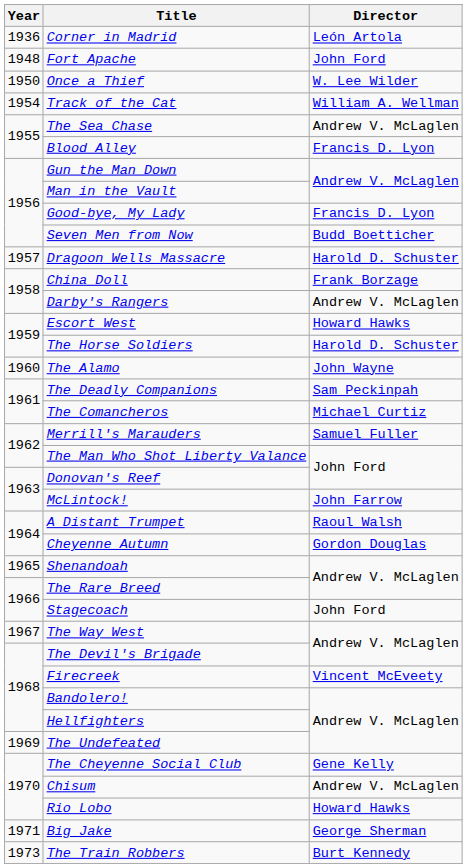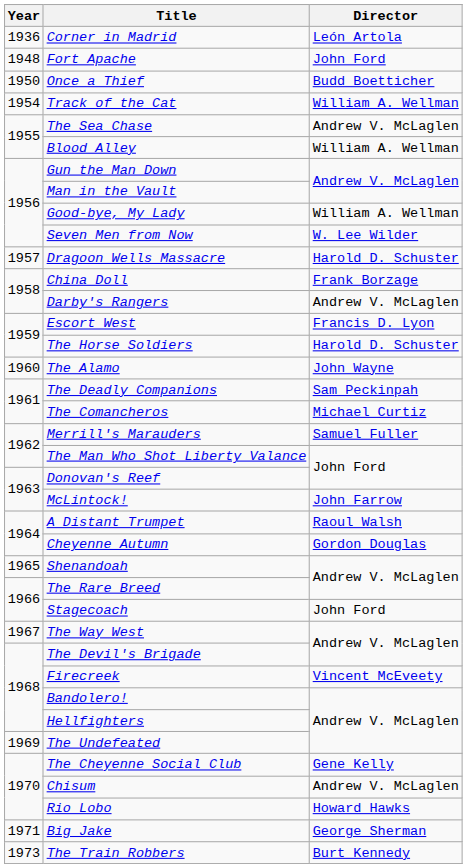(365, 82) W. Lee Wilder -> (374, 82) Budd Boetticher
(374, 148) Francis D. Lyon -> (386, 148) William A. Wellman
(374, 214) Francis D. Lyon -> (386, 214) William A. Wellman
(374, 236) Budd Boetticher -> (365, 236) W. Lee Wilder
(361, 324) Howard Hawks -> (374, 324) Francis D. Lyon
